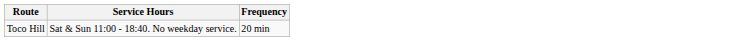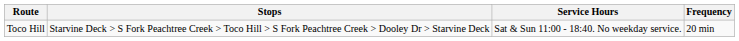+ column: (270, 12)
